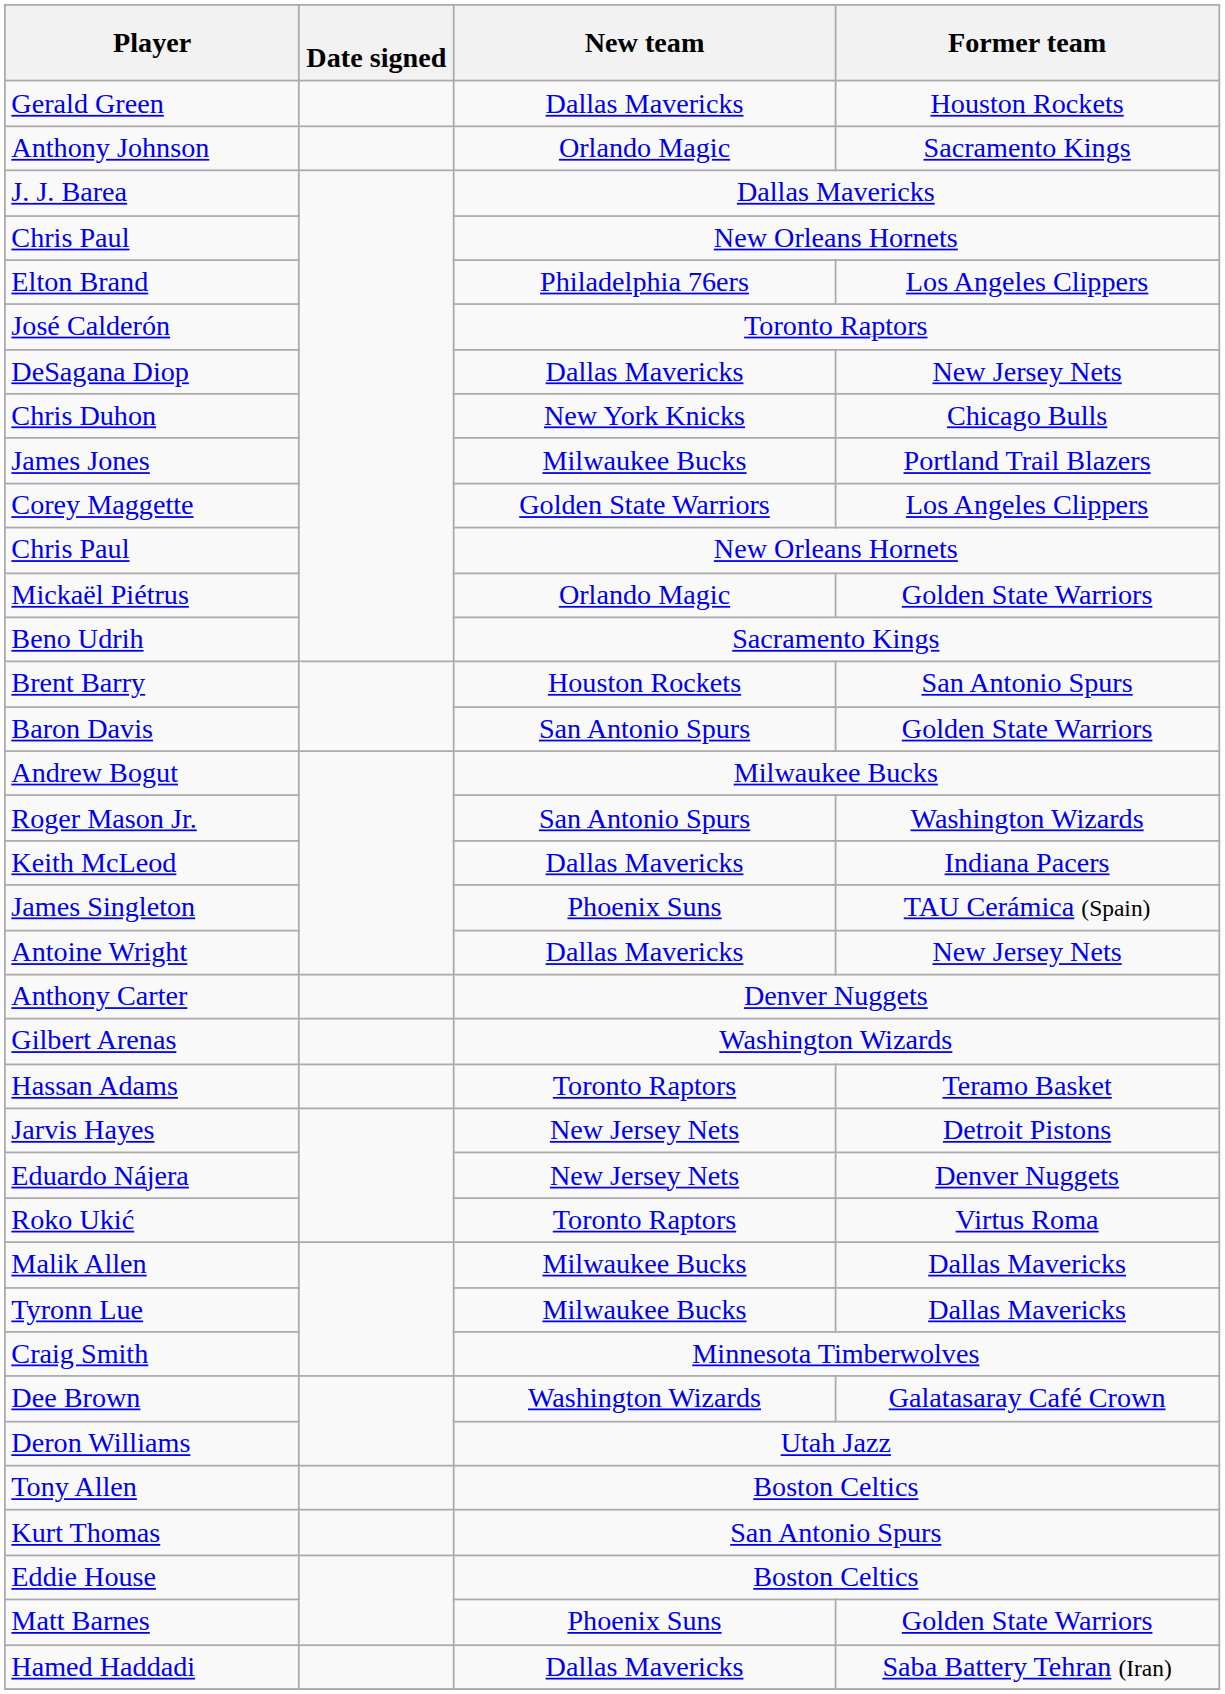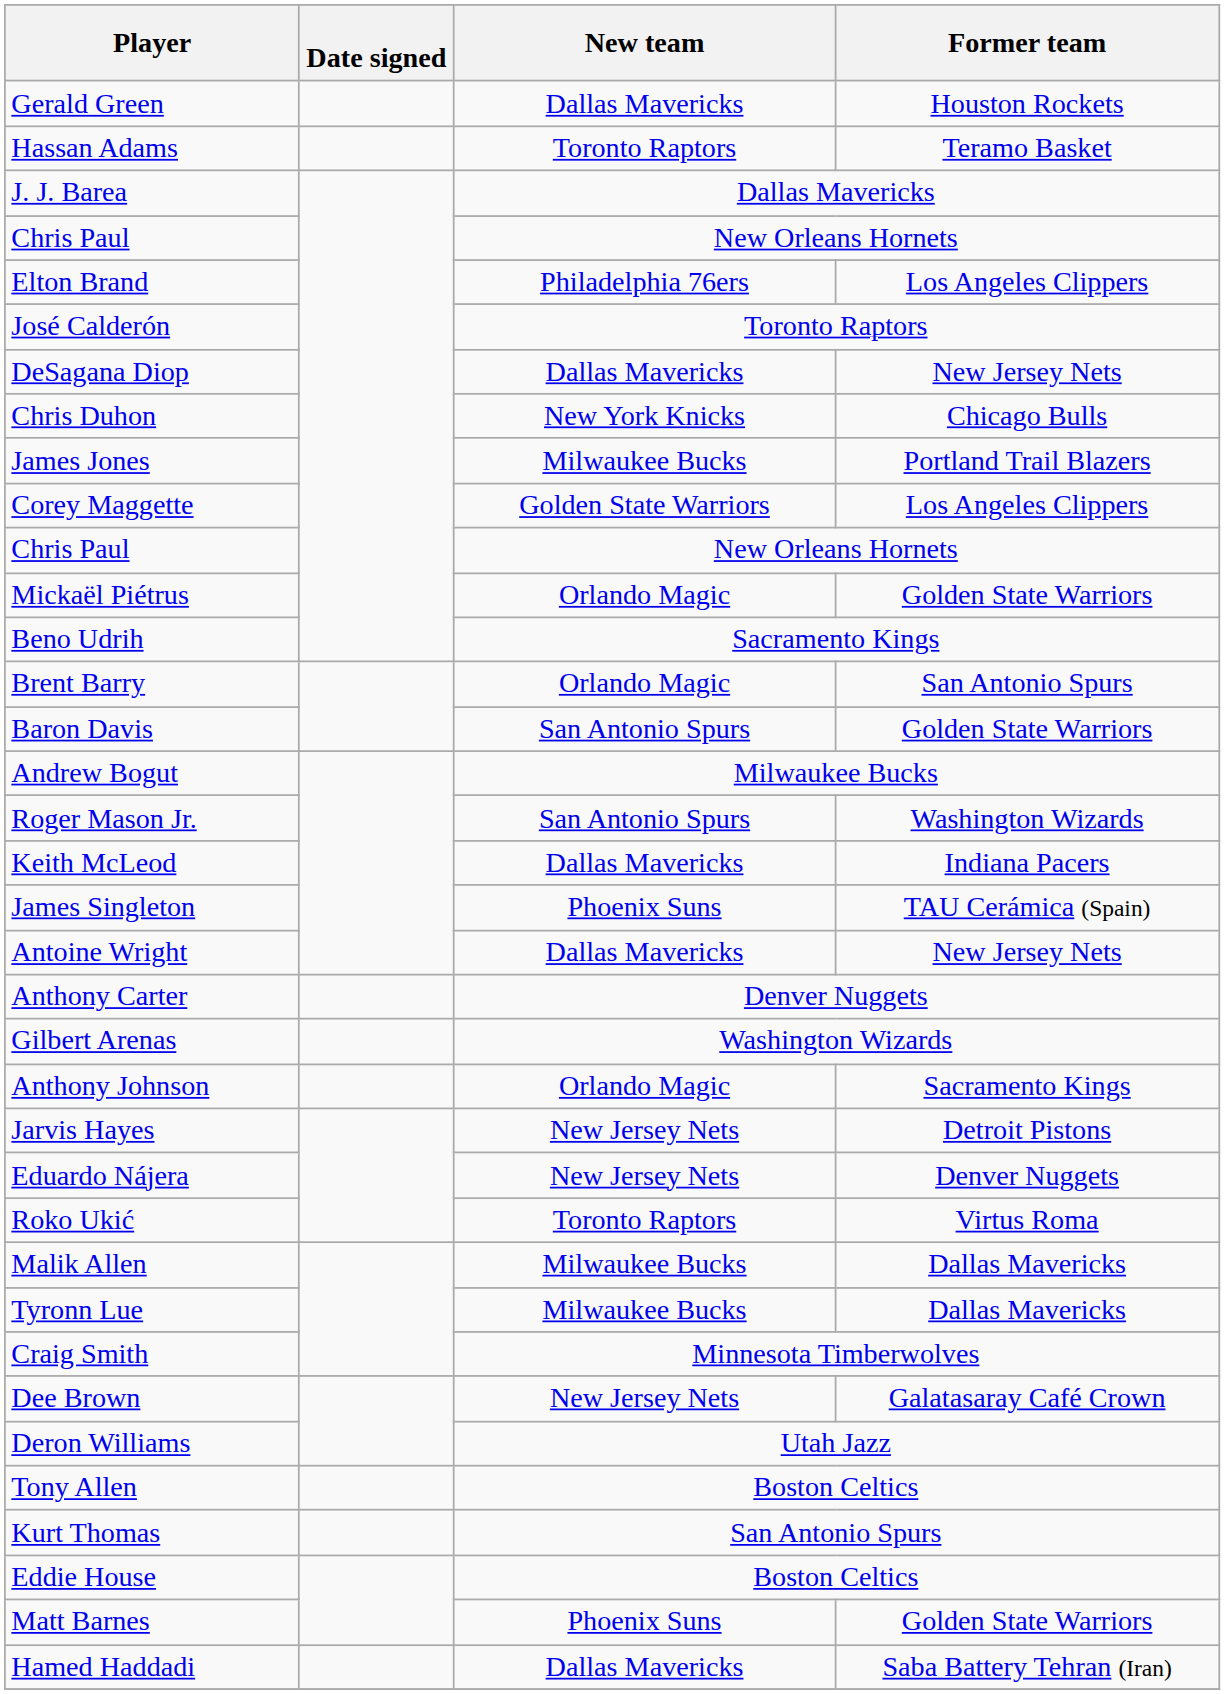rows swapped: (95, 1085) <-> (110, 147)
(645, 683) Houston Rockets -> (645, 683) Orlando Magic
(645, 1398) Washington Wizards -> (645, 1398) New Jersey Nets
